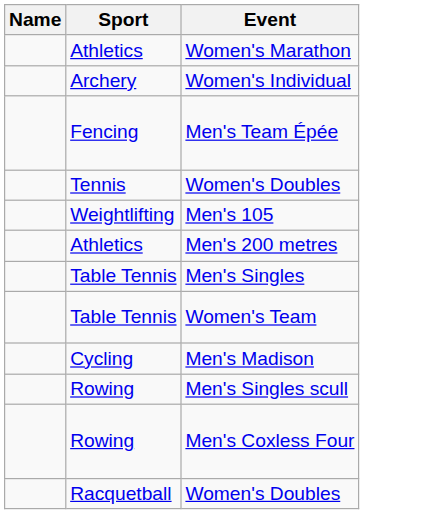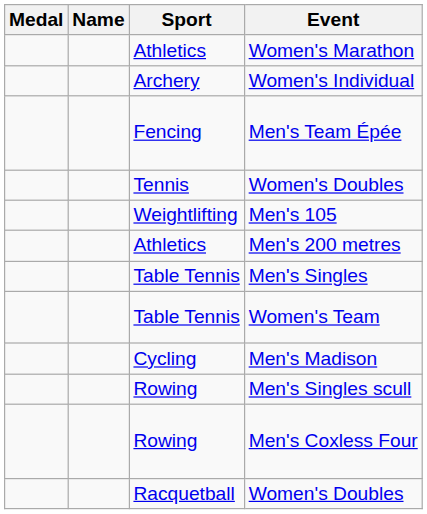+ column: (36, 19)
